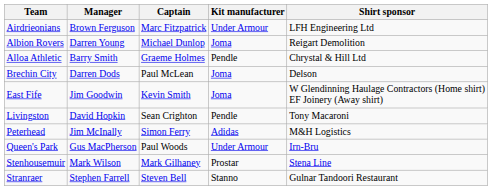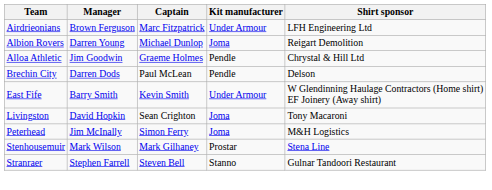(94, 58) Barry Smith -> (96, 58) Jim Goodwin
(221, 74) Joma -> (222, 74) Pendle
(96, 95) Jim Goodwin -> (94, 95) Barry Smith
(221, 95) Joma -> (238, 95) Under Armour
(224, 116) Pendle -> (219, 116) Joma
(225, 131) Adidas -> (219, 131) Joma
- row: (32, 147)
